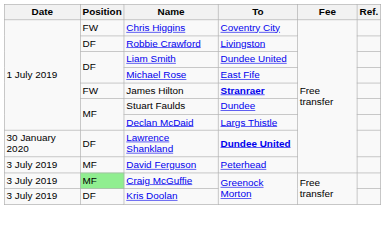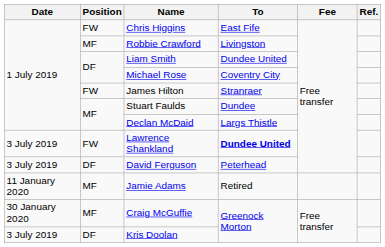(250, 28) Coventry City -> (240, 28) East Fife
(89, 43) DF -> (90, 43) MF
(240, 75) East Fife -> (250, 75) Coventry City
(243, 91) bold -> (241, 91) normal
(31, 143) 30 January 2020 -> (32, 143) 3 July 2019
(89, 143) DF -> (90, 143) FW
(90, 165) MF -> (89, 165) DF
+ row: (156, 186)
(32, 180) 3 July 2019 -> (31, 213) 30 January 2020
(90, 180) lightgreen background -> (90, 213) no background
